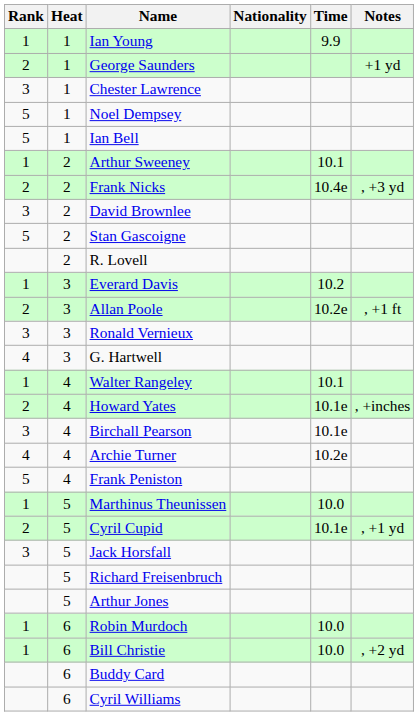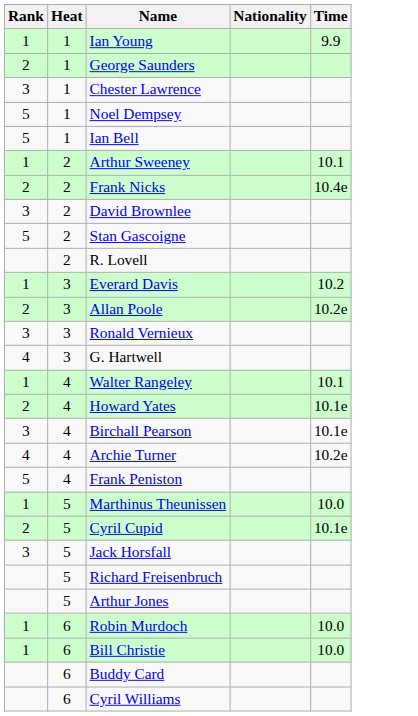- column: (383, 16)
